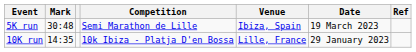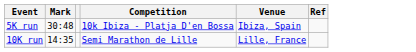- column: (350, 11)
(139, 26) Semi Marathon de Lille -> (158, 26) 10k Ibiza - Platja D'en Bossa
(158, 40) 10k Ibiza - Platja D'en Bossa -> (139, 40) Semi Marathon de Lille
